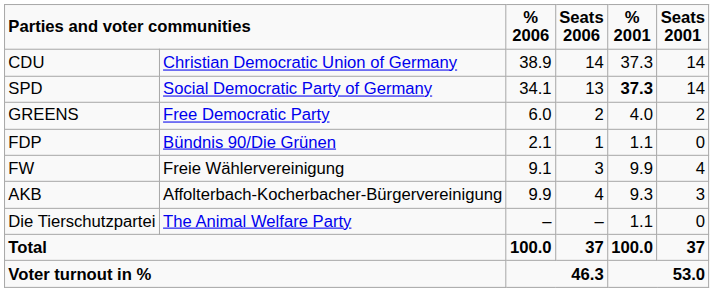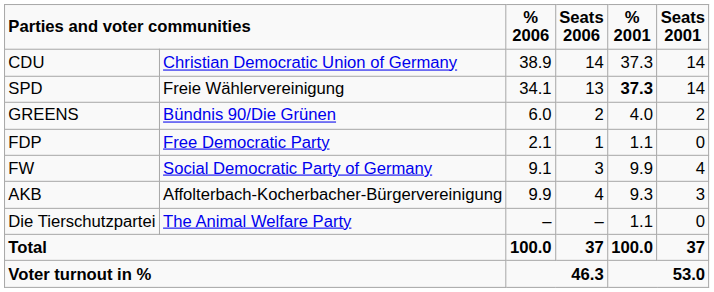(298, 89) Social Democratic Party of Germany -> (254, 89) Freie Wählervereinigung
(246, 115) Free Democratic Party -> (250, 115) Bündnis 90/Die Grünen
(250, 141) Bündnis 90/Die Grünen -> (246, 141) Free Democratic Party
(254, 168) Freie Wählervereinigung -> (298, 168) Social Democratic Party of Germany
